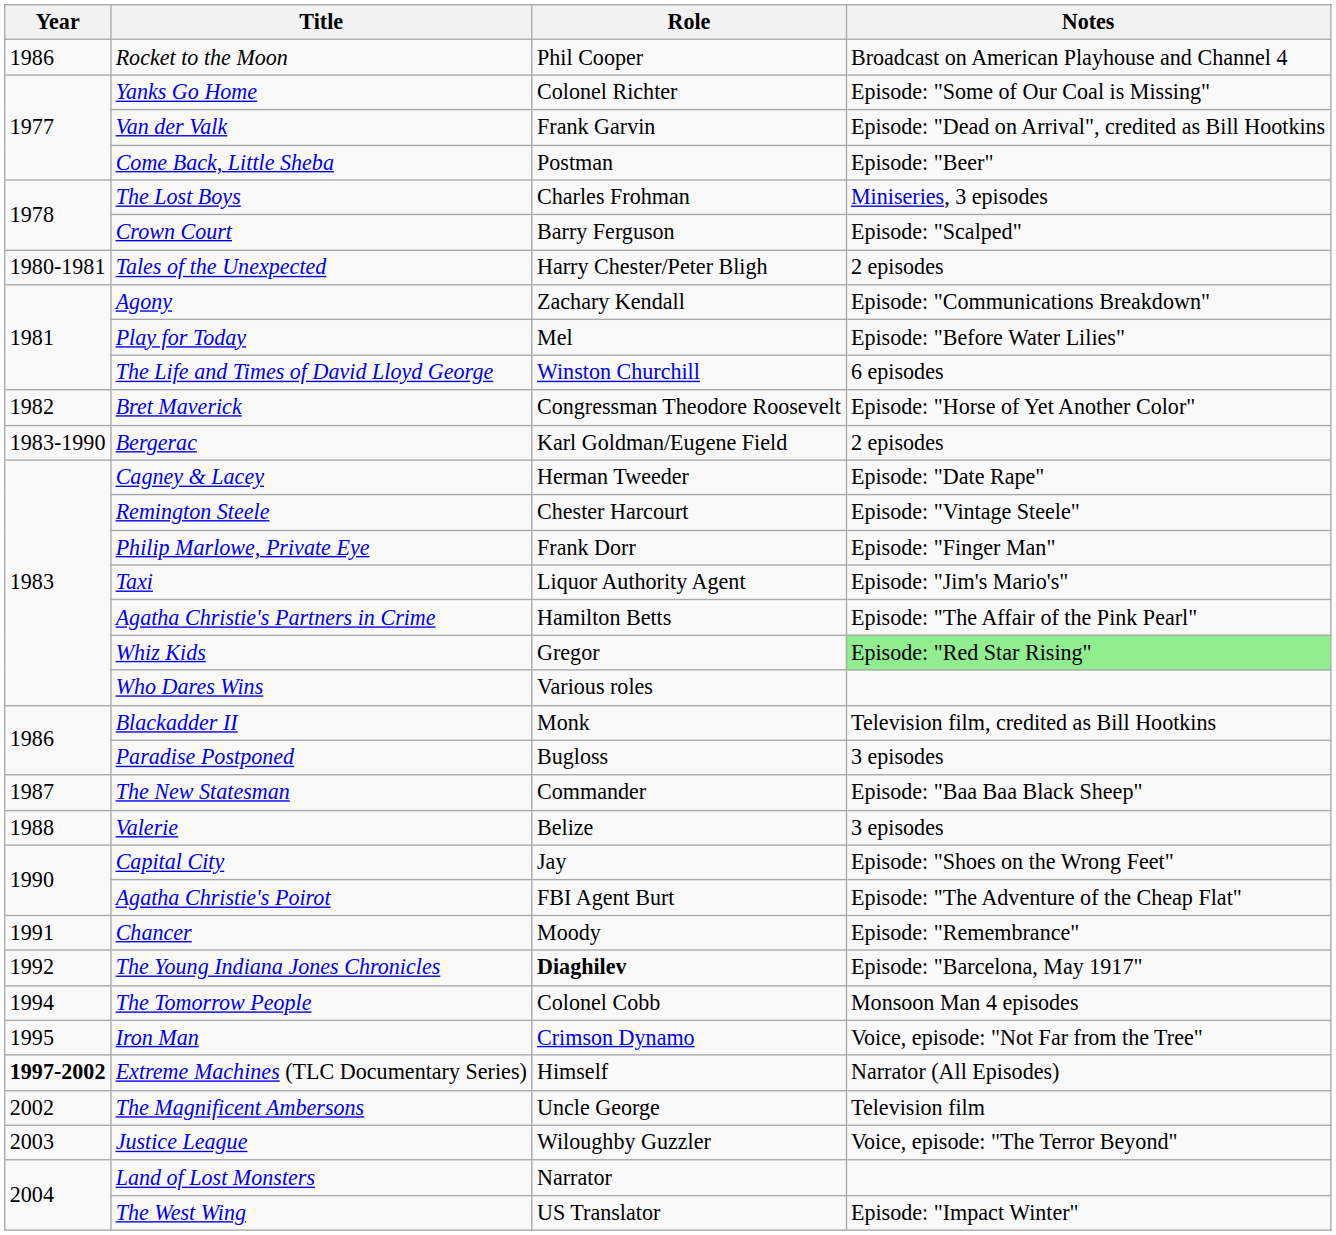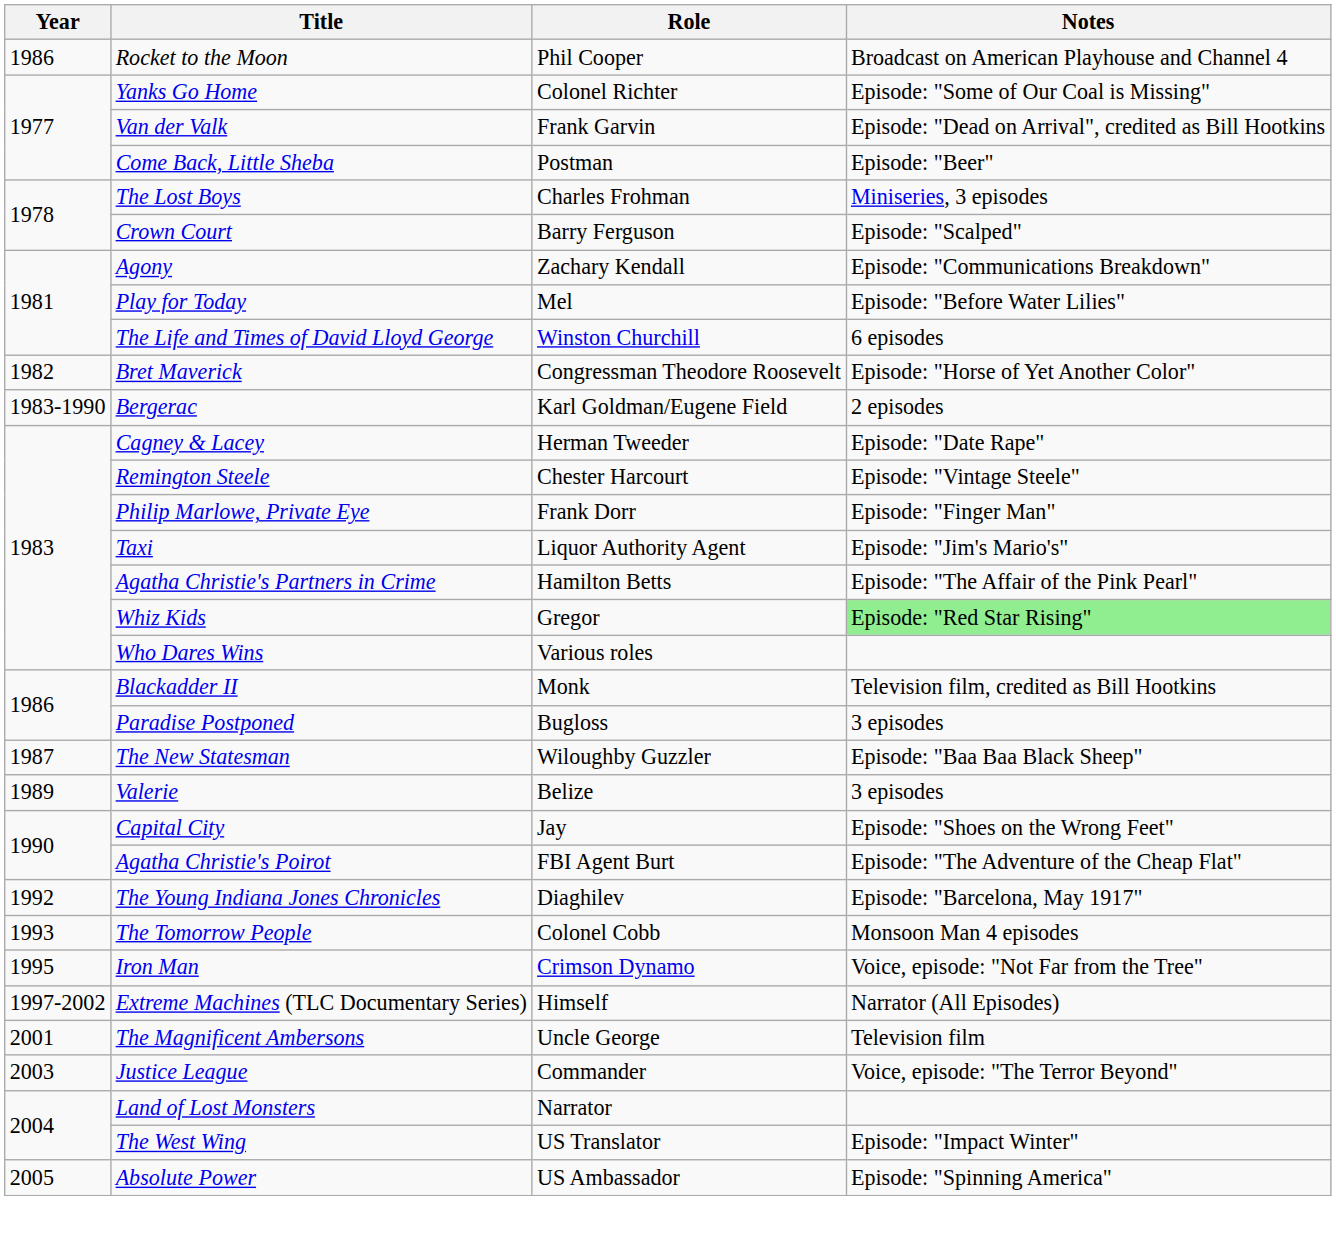- row: (221, 267)
(592, 792) Commander -> (624, 757) Wiloughby Guzzler
(32, 827) 1988 -> (32, 792) 1989
- row: (154, 932)
(582, 967) bold -> (581, 897) normal
(32, 1002) 1994 -> (32, 932) 1993
(58, 1072) bold -> (58, 1002) normal
(32, 1107) 2002 -> (32, 1037) 2001
(624, 1142) Wiloughby Guzzler -> (592, 1072) Commander
+ row: (186, 1177)
